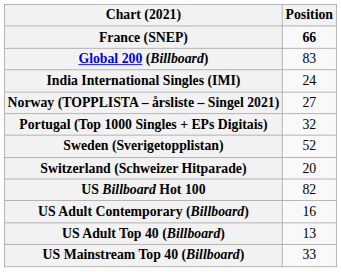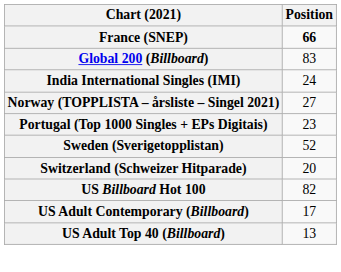(309, 124) 32 -> (309, 124) 23
(309, 211) 16 -> (309, 211) 17
- row: (143, 255)
